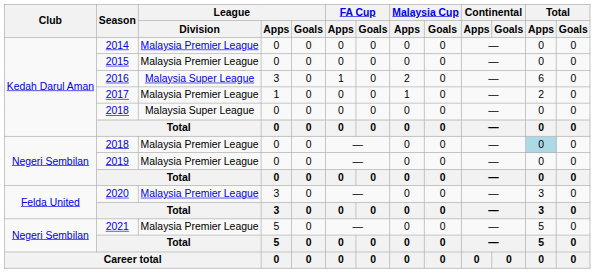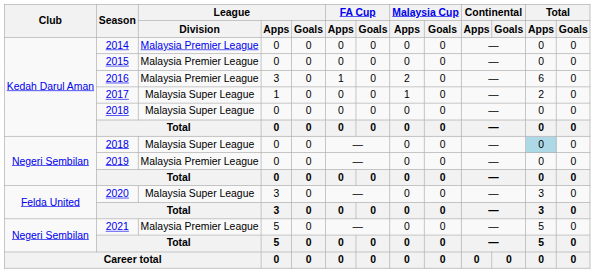(200, 78) Malaysia Super League -> (200, 78) Malaysia Premier League
(200, 95) Malaysia Premier League -> (200, 95) Malaysia Super League
(200, 144) Malaysia Premier League -> (200, 144) Malaysia Super League
(200, 194) Malaysia Premier League -> (200, 194) Malaysia Super League
